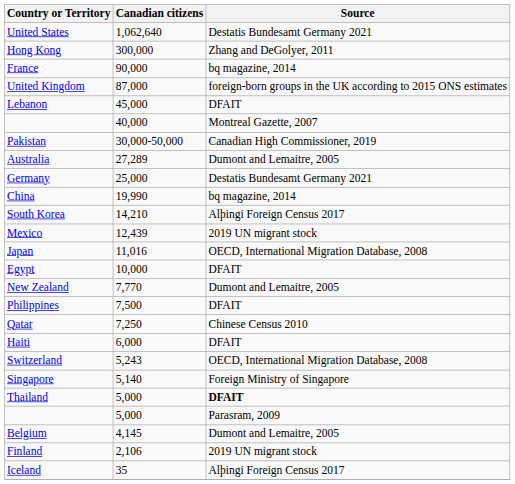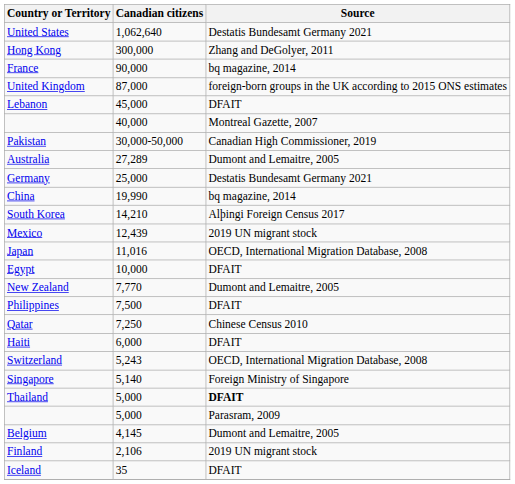(276, 470) Alþingi Foreign Census 2017 -> (225, 470) DFAIT
